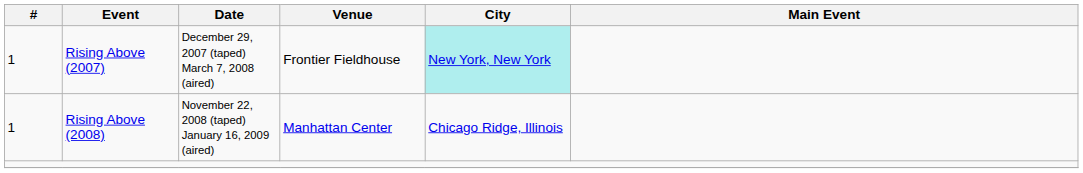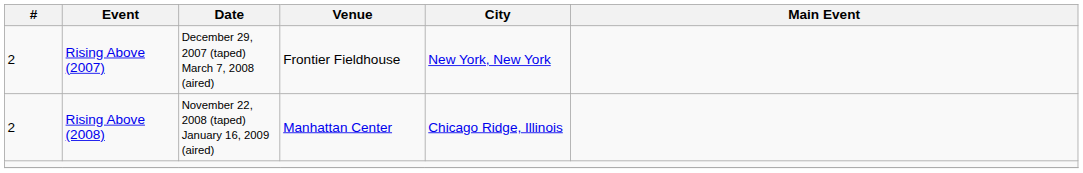(11, 59) 1 -> (11, 59) 2
(489, 59) paleturquoise background -> (489, 59) no background
(11, 127) 1 -> (11, 127) 2
